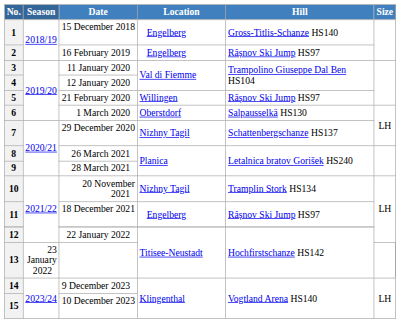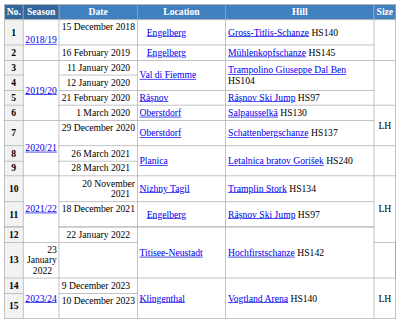(274, 52) Râșnov Ski Jump HS97 -> (282, 52) Mühlenkopfschanze HS145
(159, 97) Willingen -> (154, 97) Râșnov
(165, 133) Nizhny Tagil -> (160, 133) Oberstdorf
